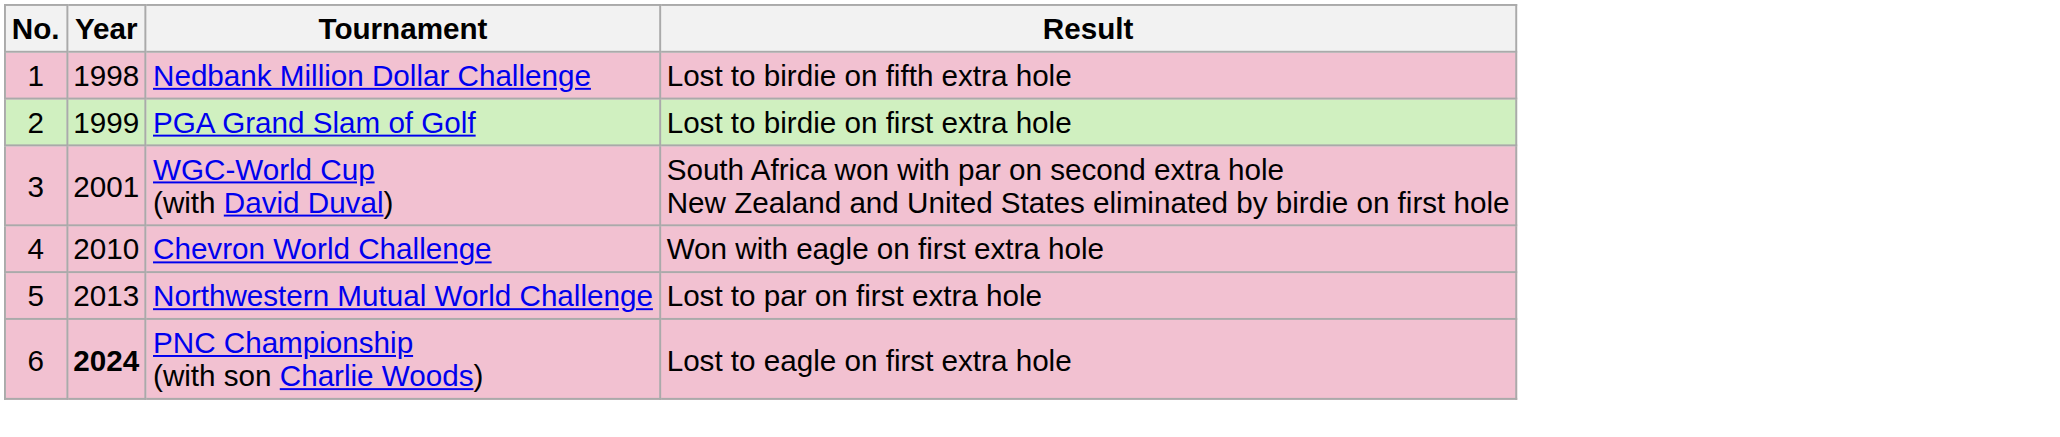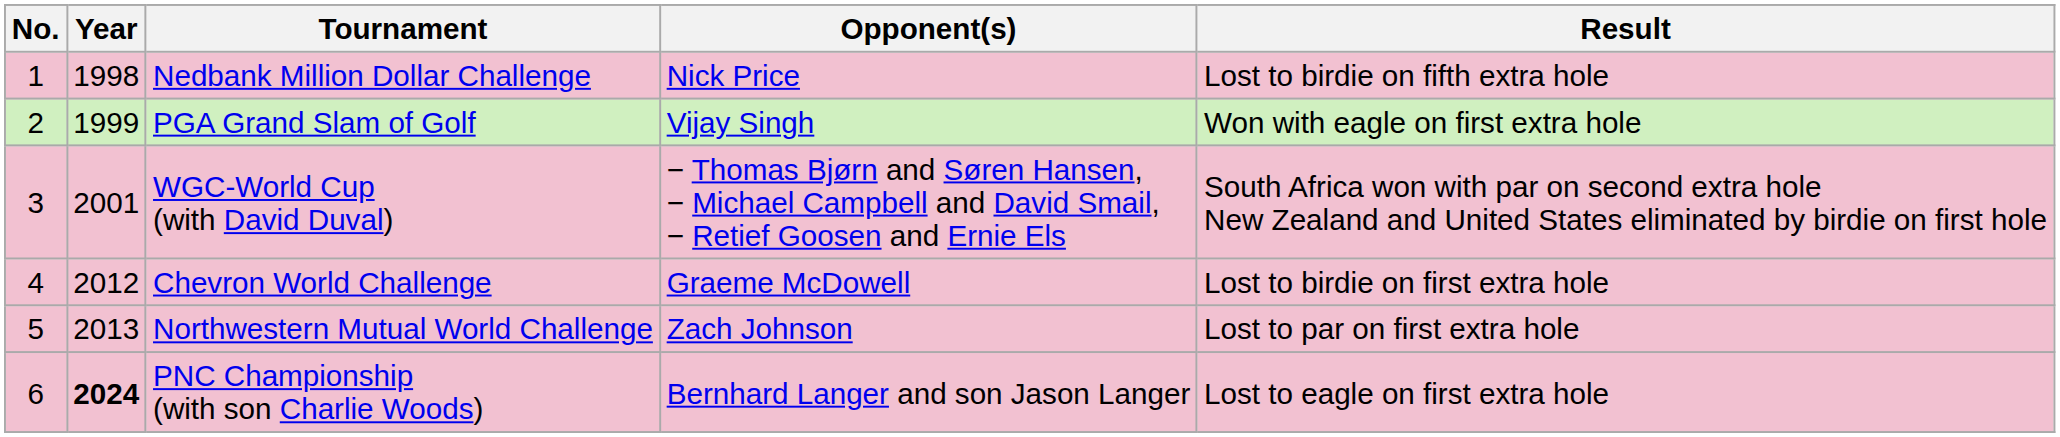+ column: (928, 29)
(869, 122) Lost to birdie on first extra hole -> (1423, 122) Won with eagle on first extra hole
(106, 249) 2010 -> (106, 283) 2012
(885, 249) Won with eagle on first extra hole -> (1407, 283) Lost to birdie on first extra hole
